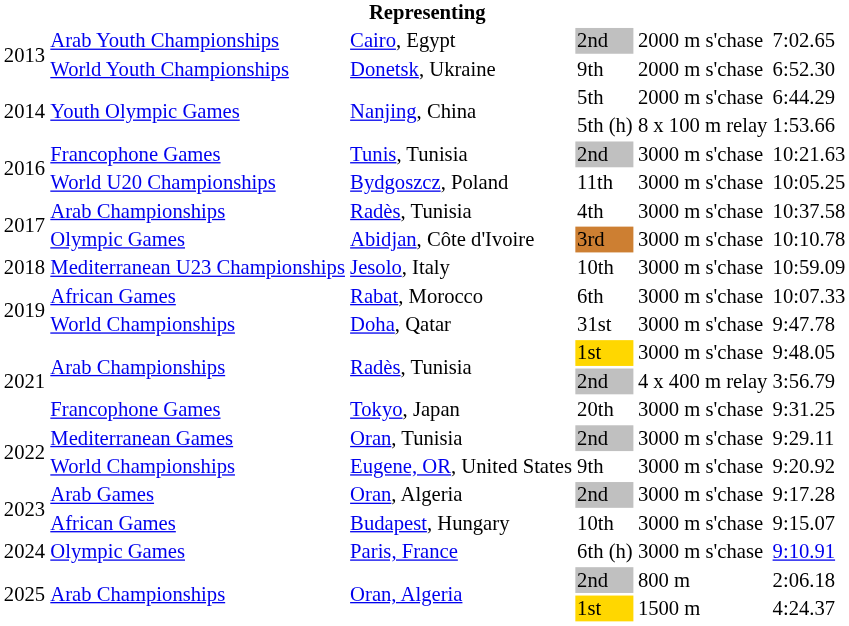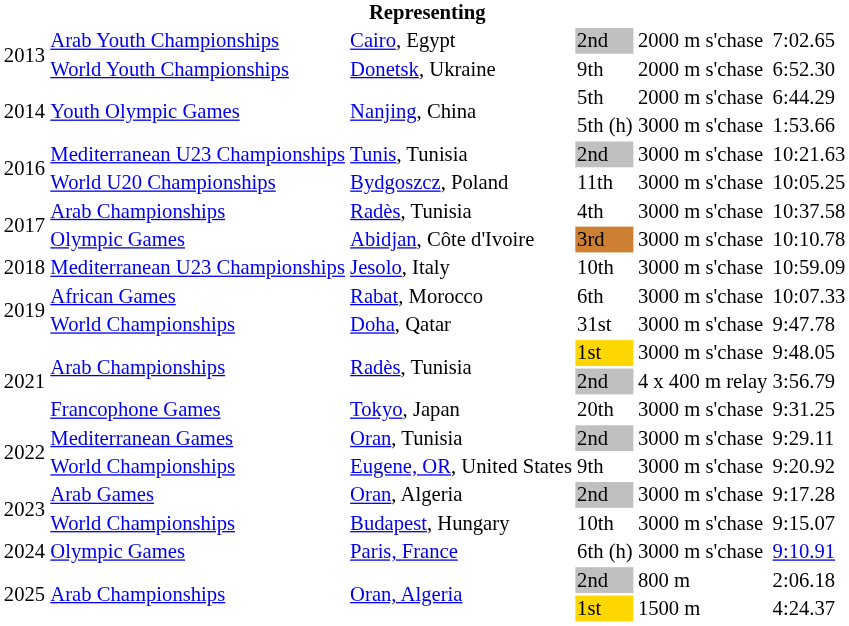(703, 125) 8 x 100 m relay -> (701, 125) 3000 m s'chase
(135, 154) Francophone Games -> (198, 154) Mediterranean U23 Championships
(113, 523) African Games -> (143, 523) World Championships
